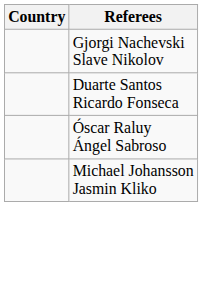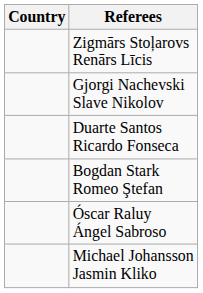+ row: (131, 51)
+ row: (118, 179)
